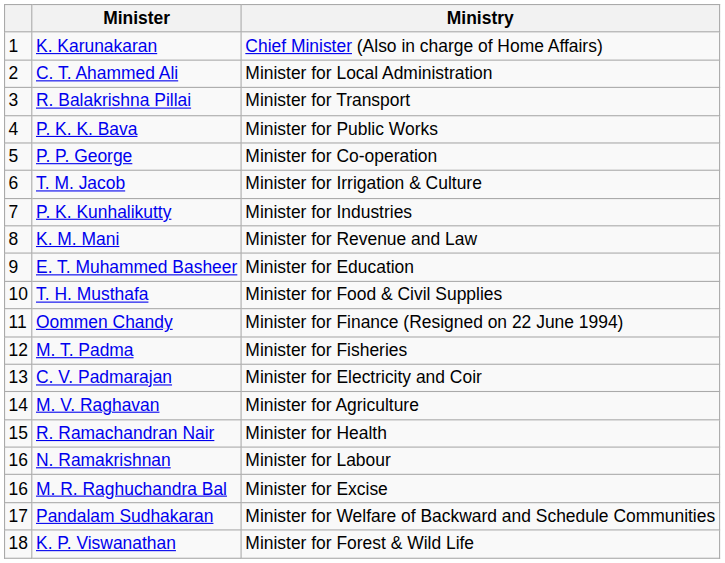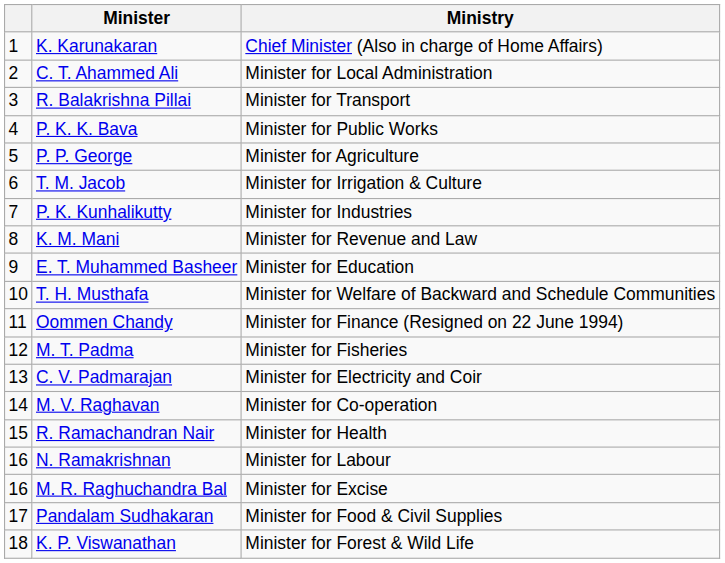(341, 156) Minister for Co-operation -> (332, 156) Minister for Agriculture
(374, 294) Minister for Food & Civil Supplies -> (480, 294) Minister for Welfare of Backward and Schedule Communities
(332, 405) Minister for Agriculture -> (341, 405) Minister for Co-operation
(480, 516) Minister for Welfare of Backward and Schedule Communities -> (374, 516) Minister for Food & Civil Supplies
